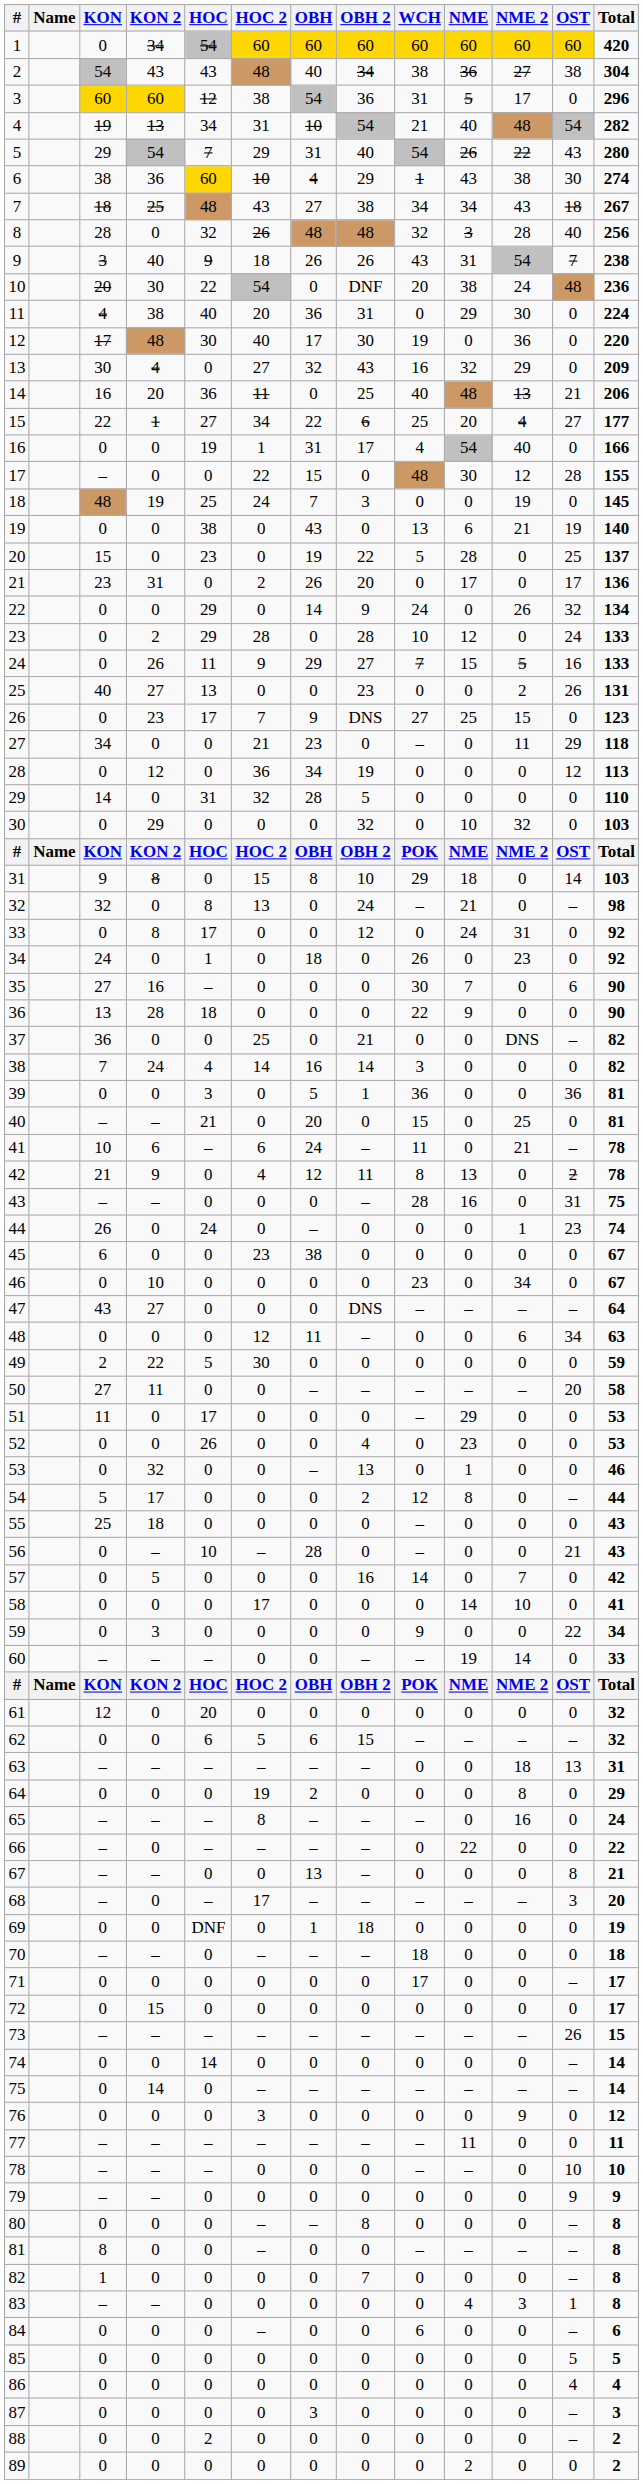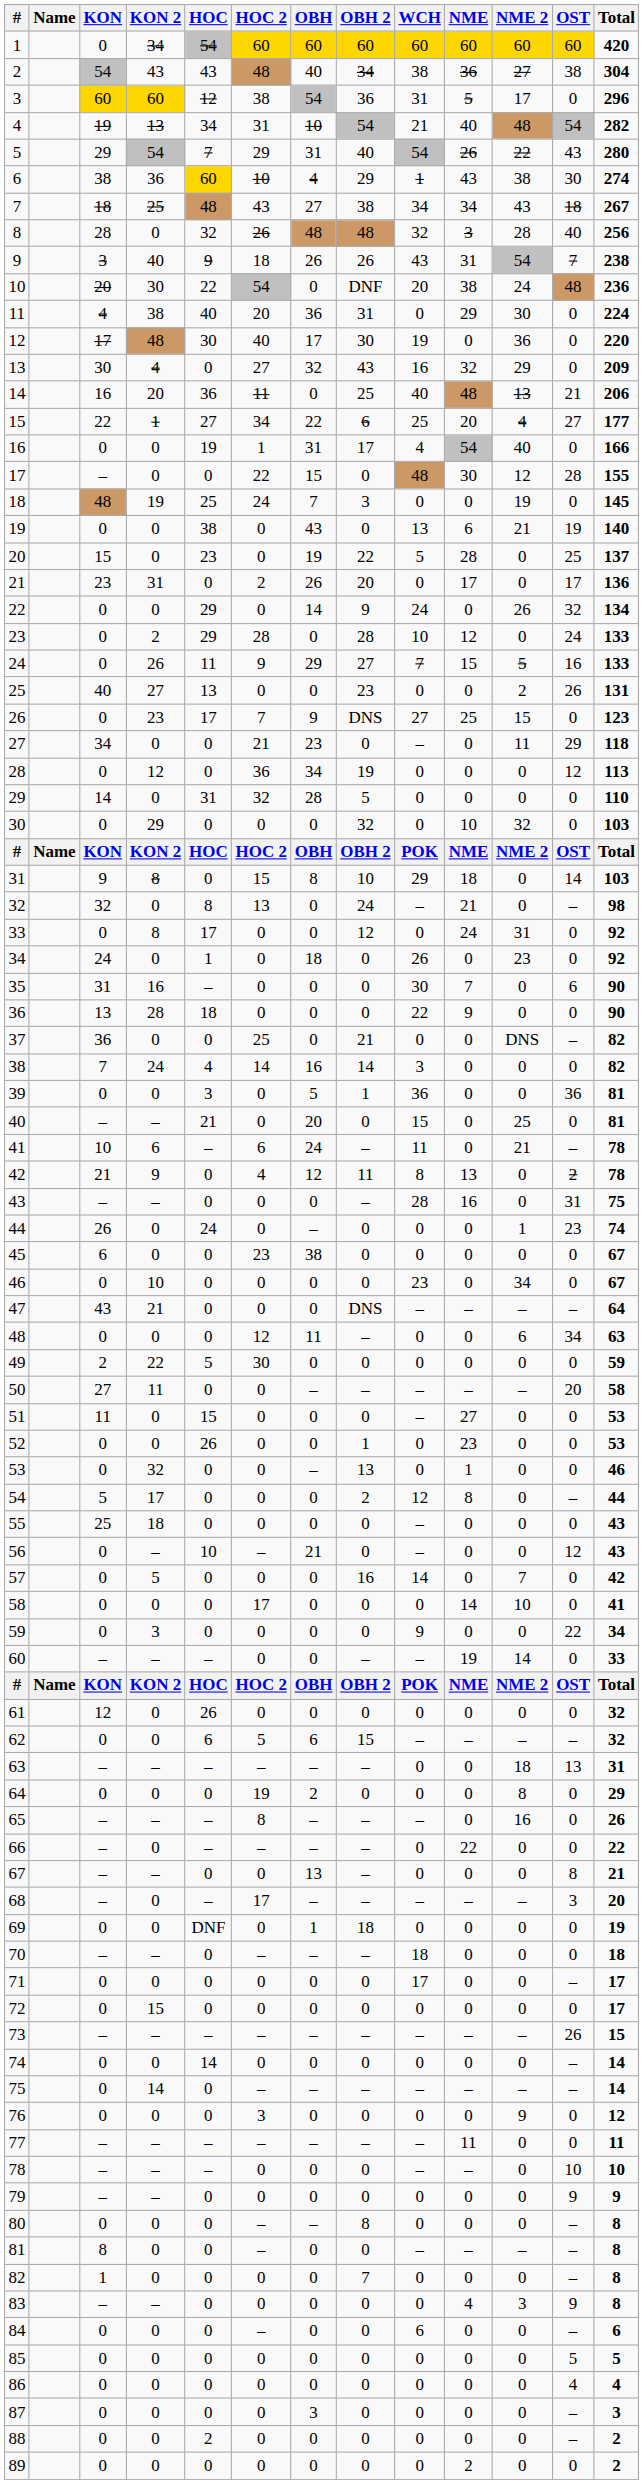(103, 986) 27 -> (103, 986) 31
(156, 1309) 27 -> (156, 1309) 21
(208, 1416) 17 -> (208, 1416) 15
(468, 1416) 29 -> (468, 1416) 27
(365, 1443) 4 -> (365, 1443) 1
(314, 1551) 28 -> (314, 1551) 21
(573, 1551) 21 -> (573, 1551) 12
(208, 1712) 20 -> (208, 1712) 26
(616, 1820) 24 -> (616, 1820) 26
(573, 2304) 1 -> (573, 2304) 9
